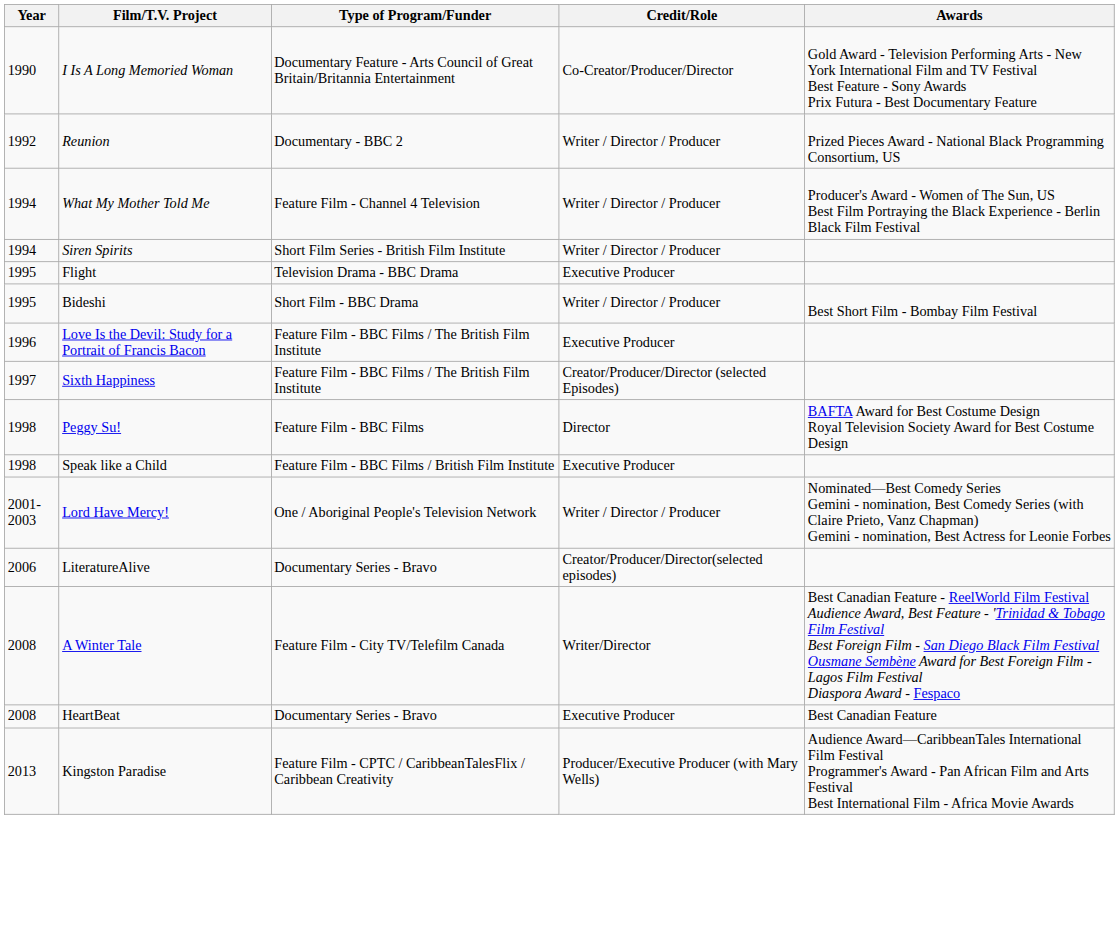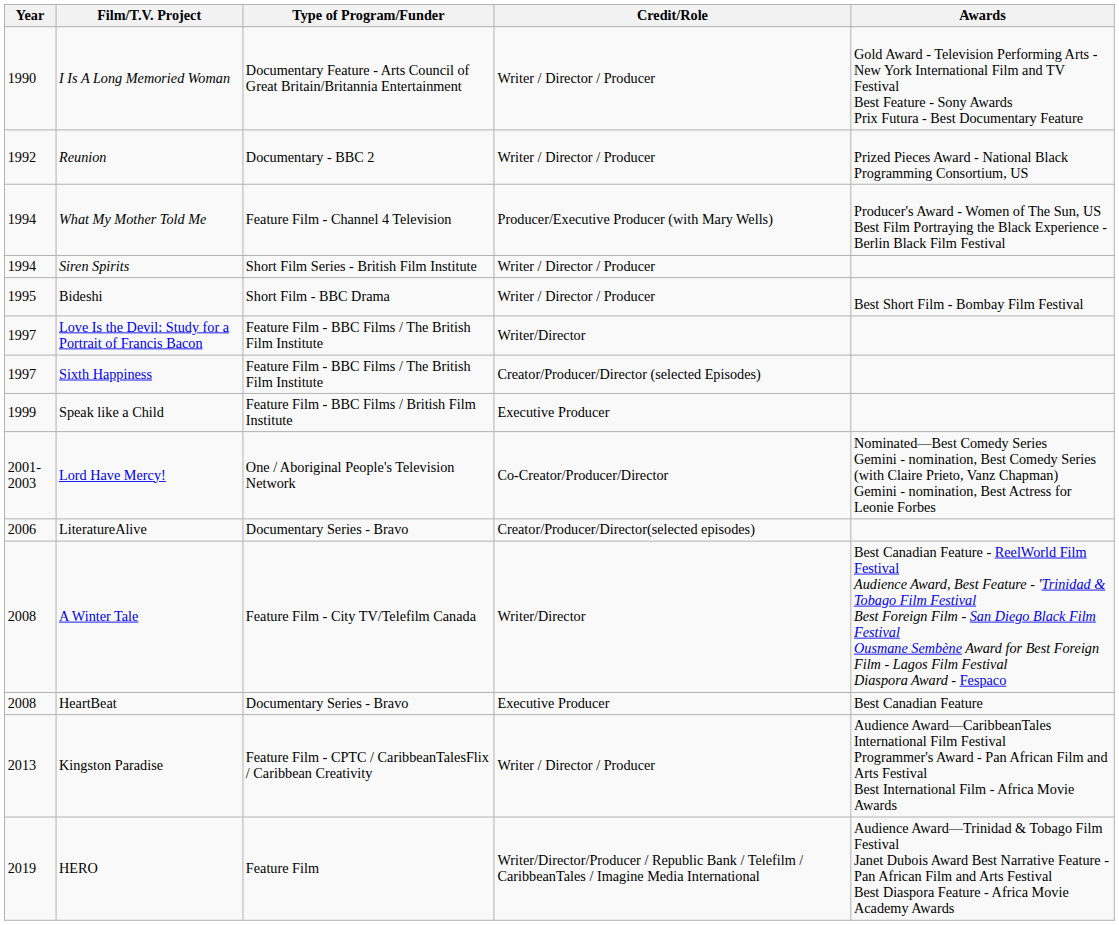(648, 70) Co-Creator/Producer/Director -> (576, 78) Writer / Director / Producer
(641, 203) Writer / Director / Producer -> (635, 219) Producer/Executive Producer (with Mary Wells)
- row: (79, 272)
(22, 342) 1996 -> (22, 335) 1997
(618, 342) Executive Producer -> (541, 335) Writer/Director
- row: (92, 427)
(22, 465) 1998 -> (22, 412) 1999
(641, 512) Writer / Director / Producer -> (583, 475) Co-Creator/Producer/Director
(680, 771) Producer/Executive Producer (with Mary Wells) -> (576, 765) Writer / Director / Producer
+ row: (78, 868)
